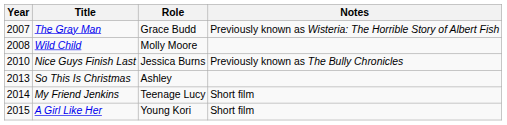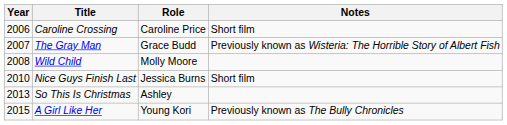+ row: (76, 29)
(307, 62) Previously known as The Bully Chronicles -> (233, 78) Short film
- row: (77, 95)
(232, 111) Short film -> (307, 111) Previously known as The Bully Chronicles
